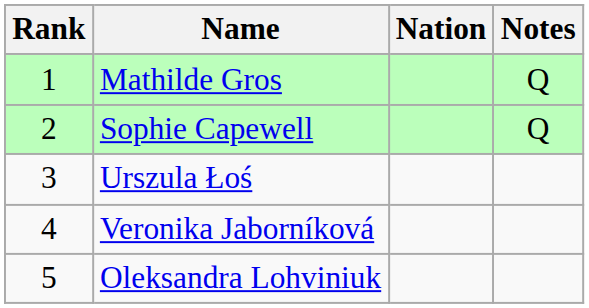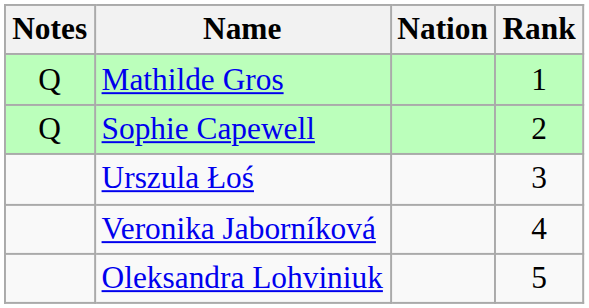columns swapped: (49, 29) <-> (538, 29)
